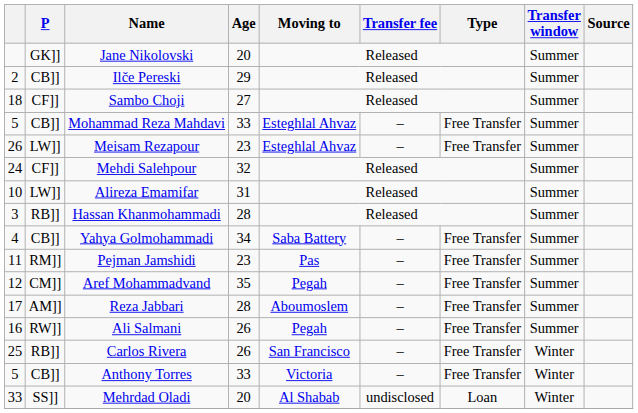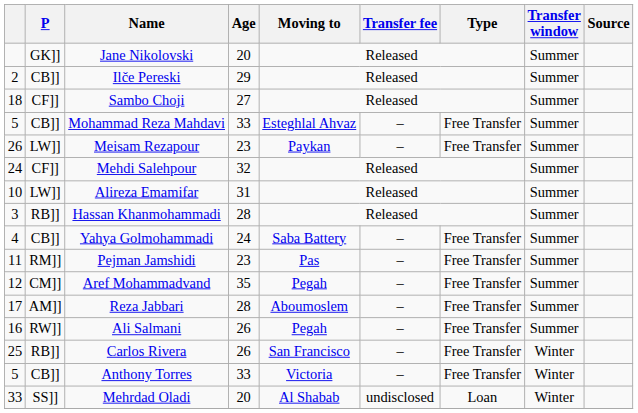(309, 146) Esteghlal Ahvaz -> (309, 146) Paykan
(244, 237) 34 -> (244, 237) 24
